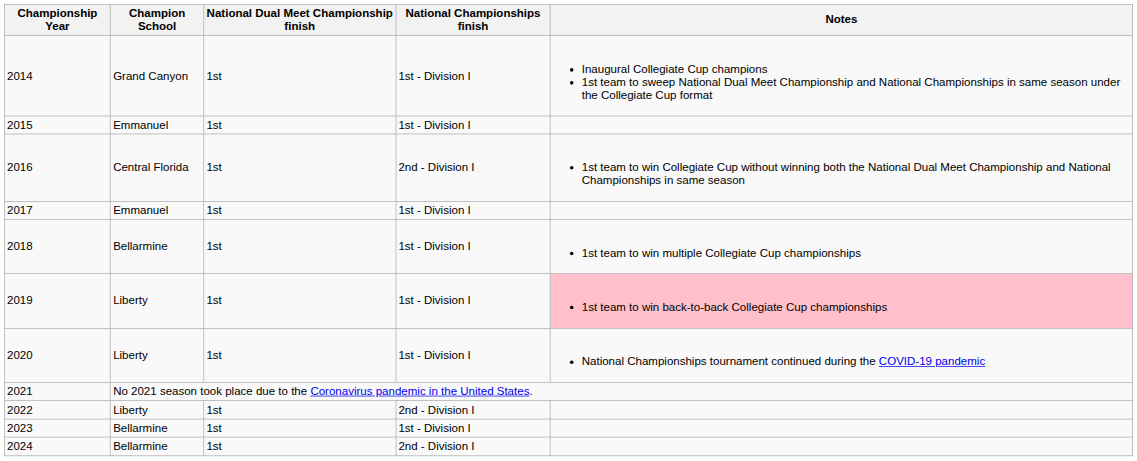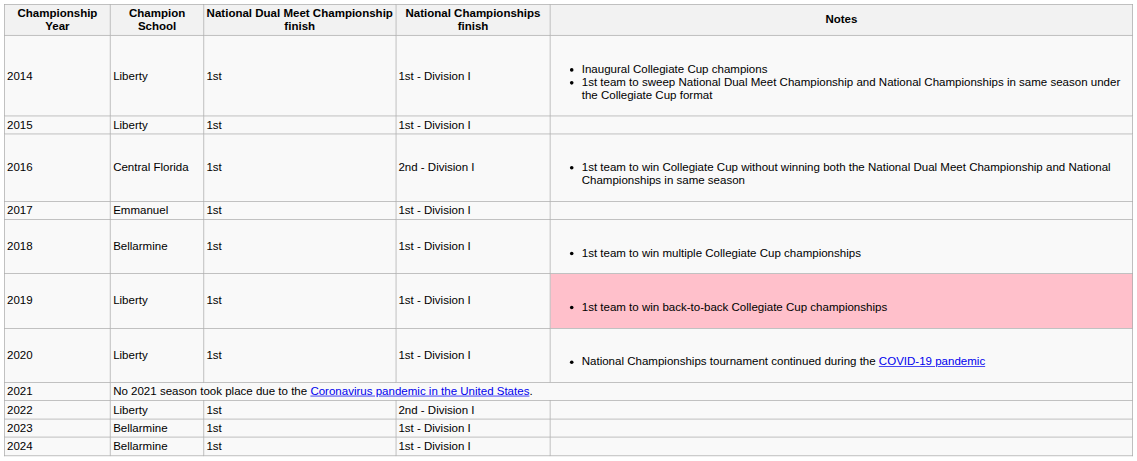(151, 75) Grand Canyon -> (130, 75) Liberty
(141, 125) Emmanuel -> (130, 125) Liberty
(436, 446) 2nd - Division I -> (435, 446) 1st - Division I
